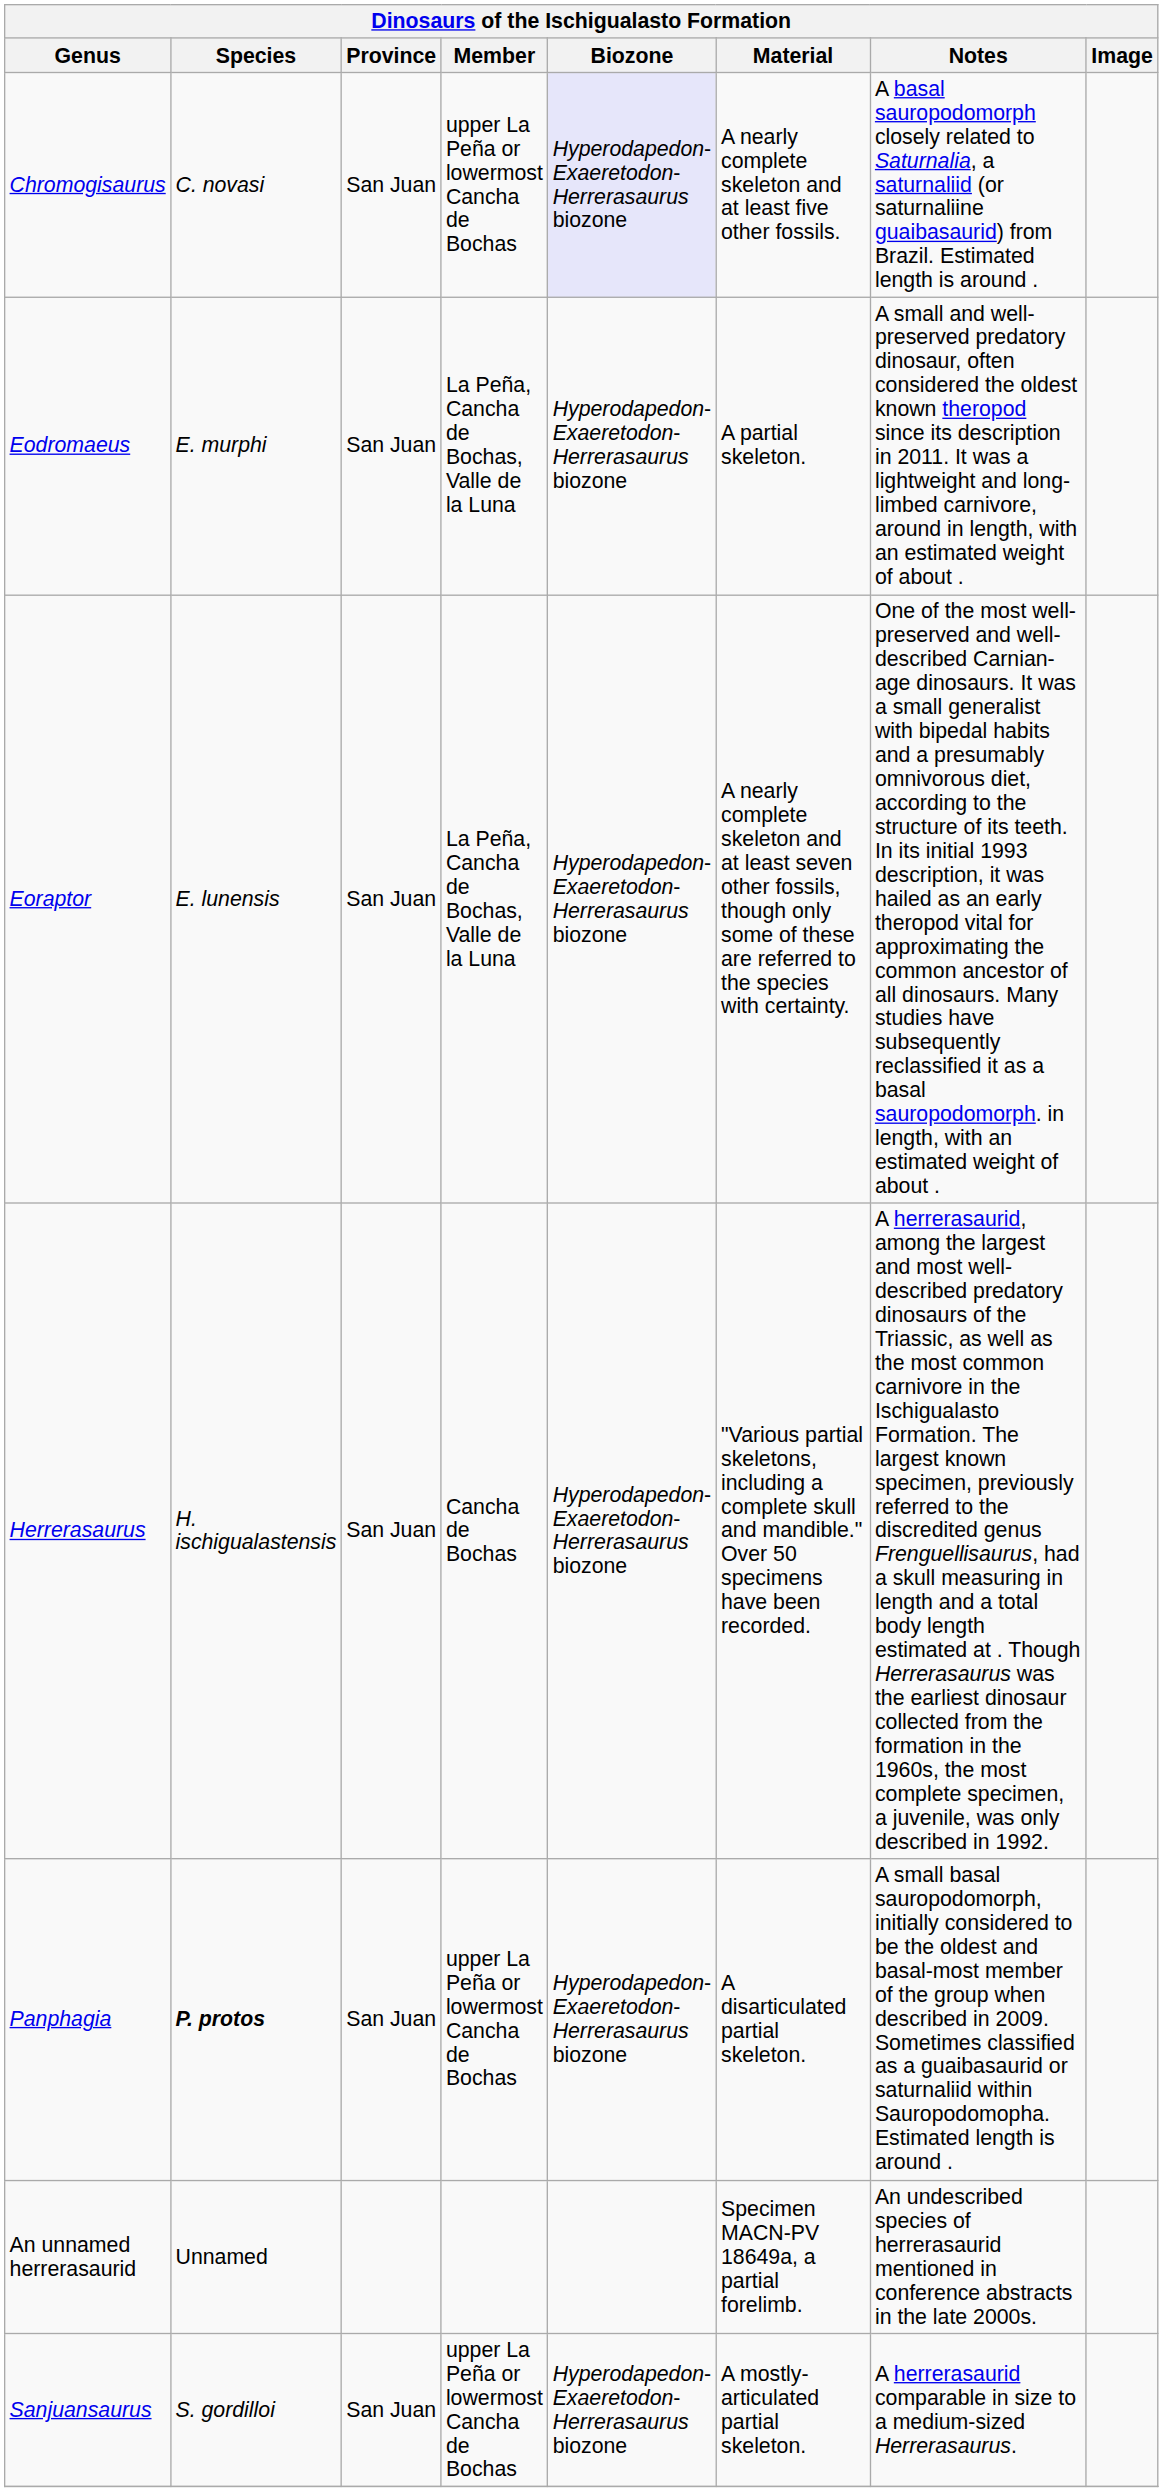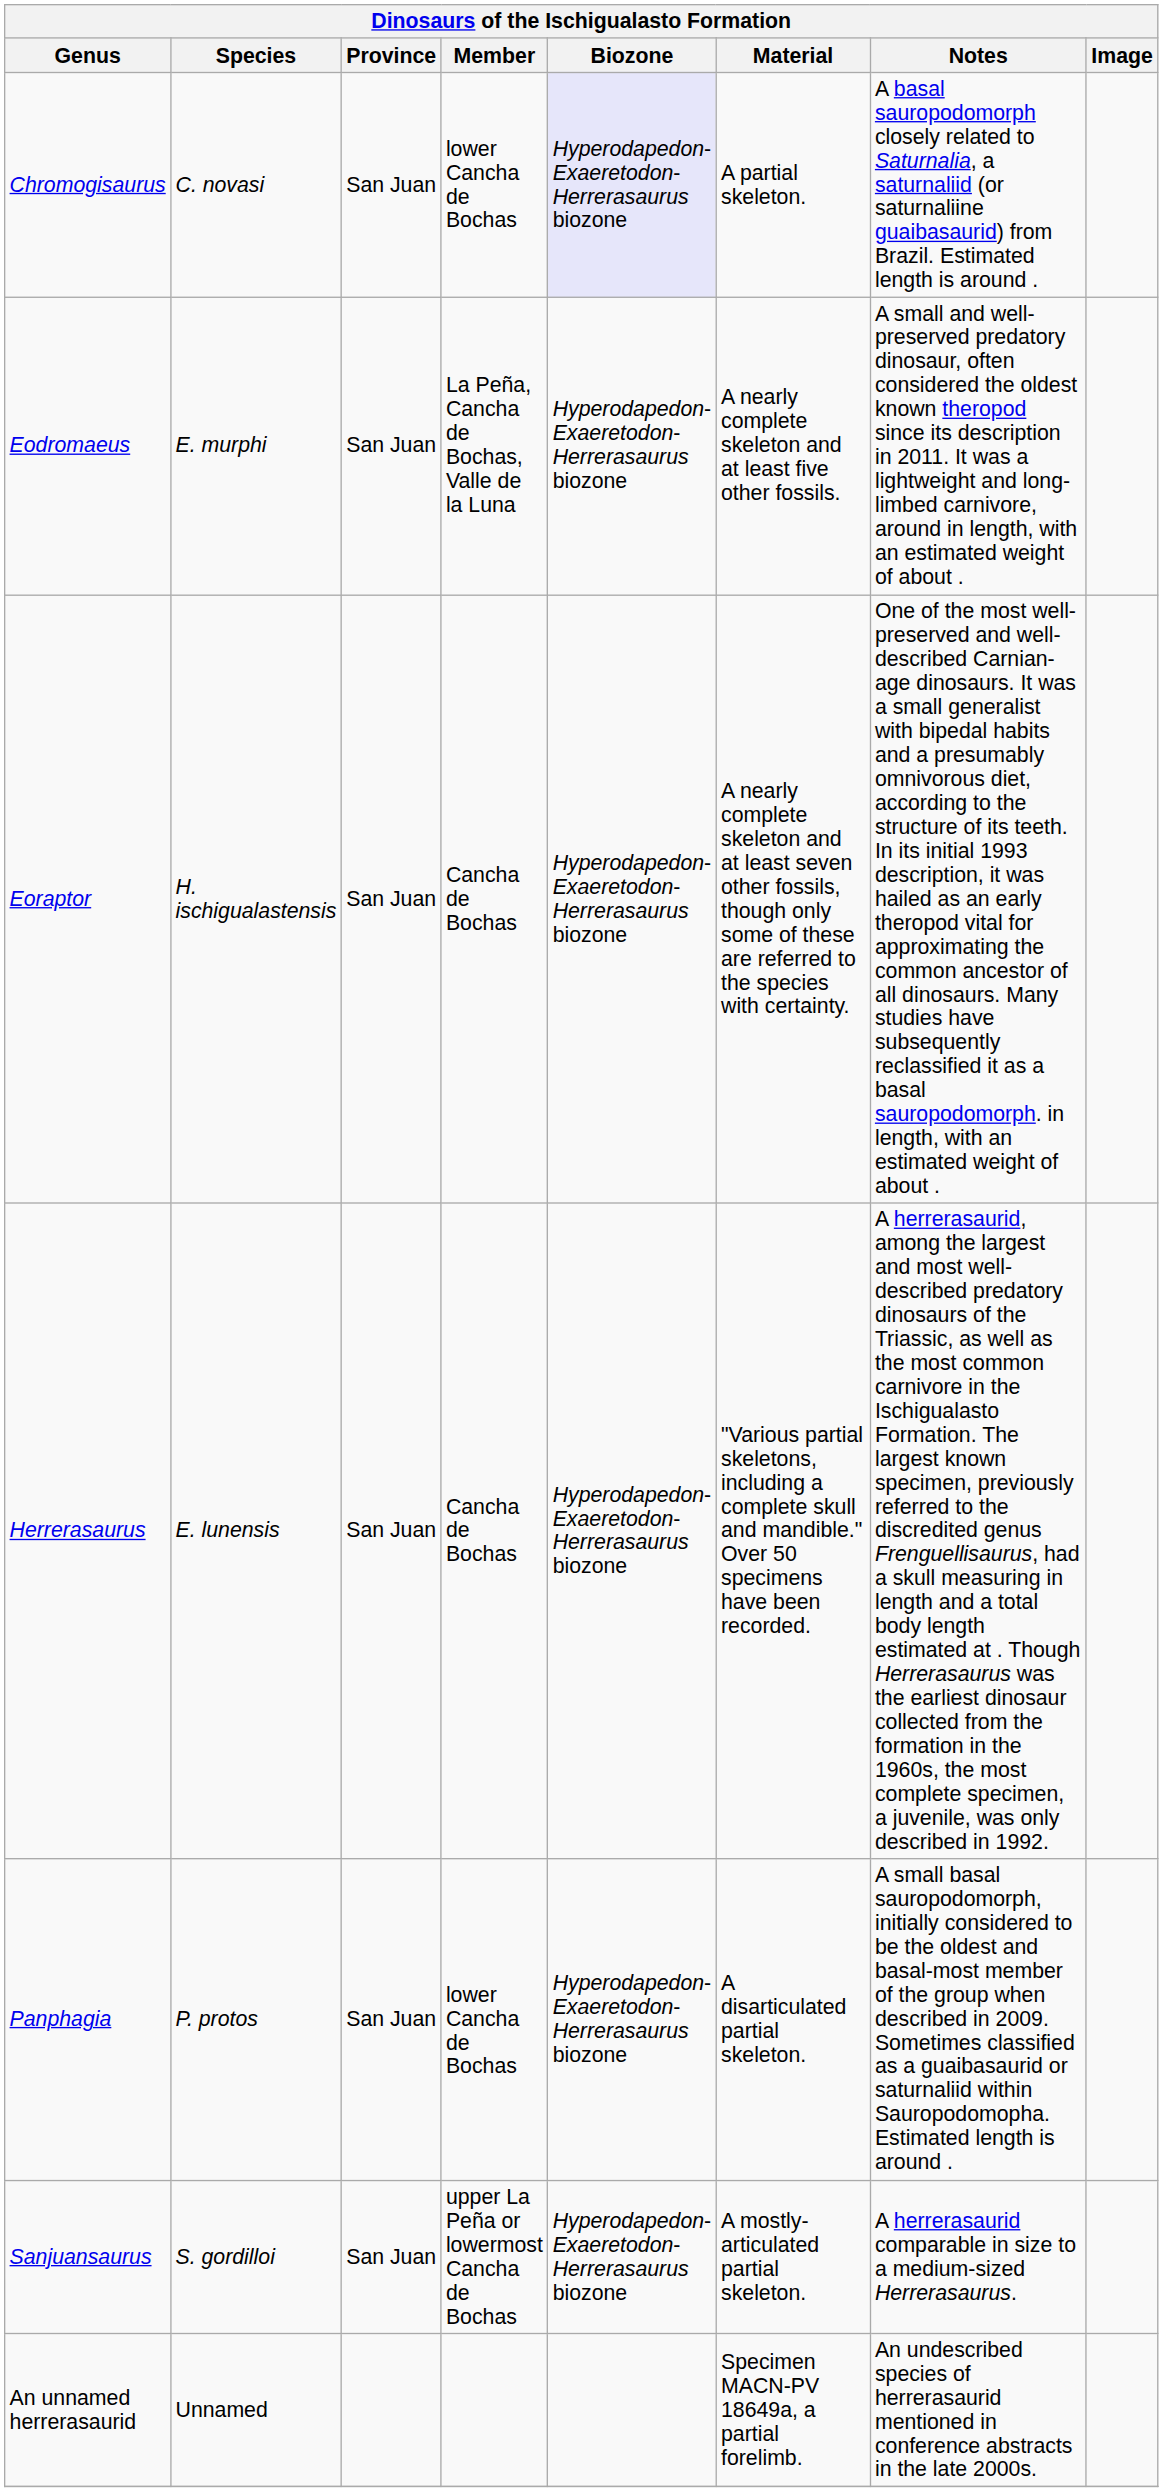(494, 184) upper La Peña or lowermost Cancha de Bochas -> (483, 184) lower Cancha de Bochas
(781, 184) A nearly complete skeleton and at least five other fossils. -> (764, 184) A partial skeleton.
(764, 445) A partial skeleton. -> (781, 445) A nearly complete skeleton and at least five other fossils.
(228, 898) E. lunensis -> (256, 898) H. ischigualastensis
(488, 898) La Peña, Cancha de Bochas, Valle de la Luna -> (483, 898) Cancha de Bochas
(256, 1530) H. ischigualastensis -> (228, 1530) E. lunensis
(220, 2019) bold -> (217, 2019) normal
(494, 2019) upper La Peña or lowermost Cancha de Bochas -> (483, 2031) lower Cancha de Bochas
rows swapped: (81, 2410) <-> (73, 2256)
